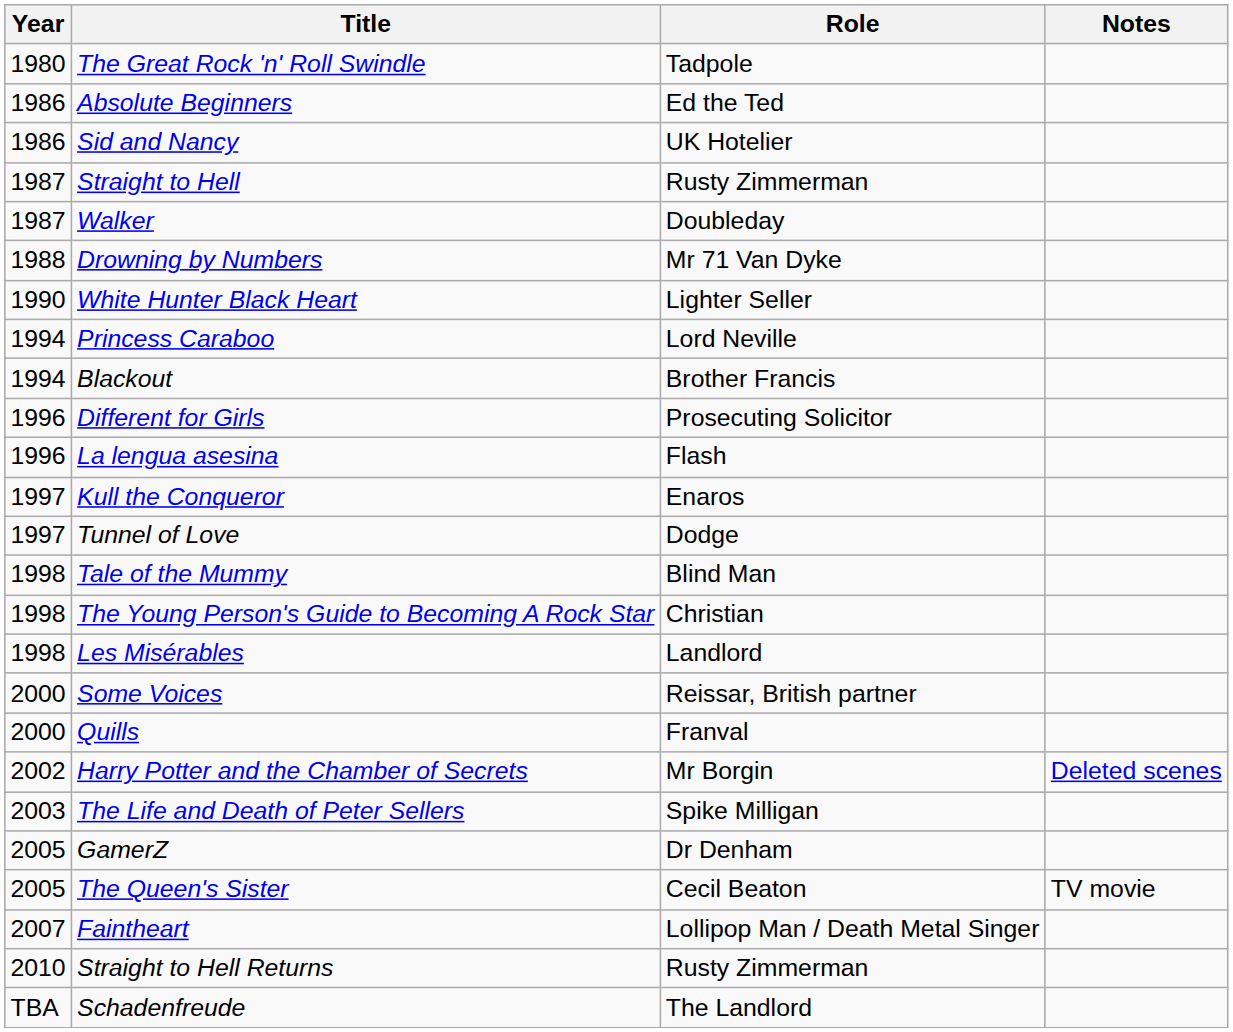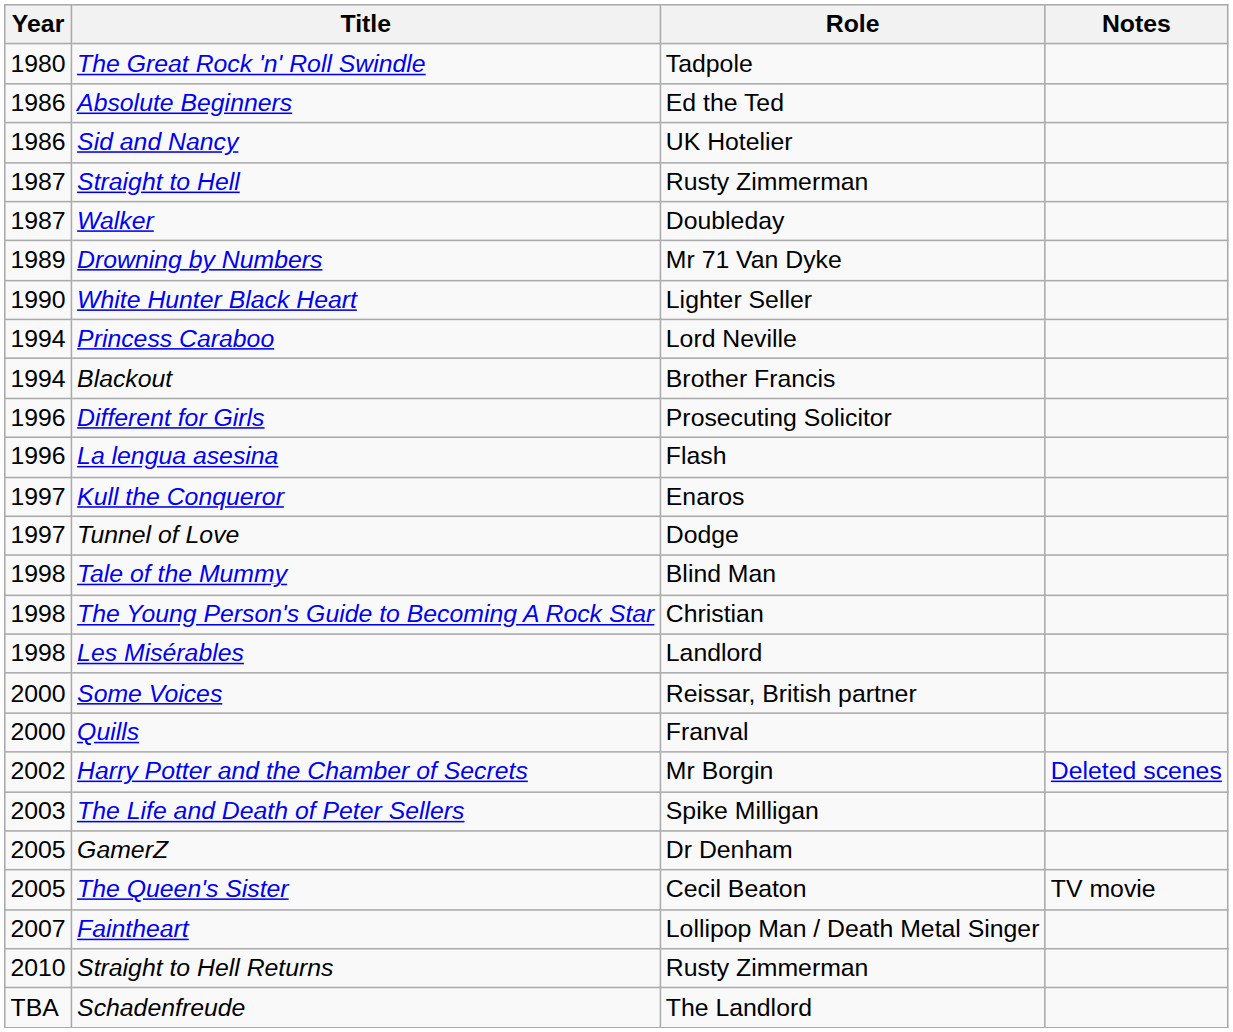(38, 260) 1988 -> (38, 260) 1989
